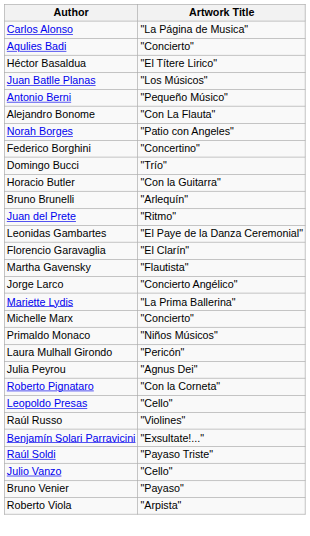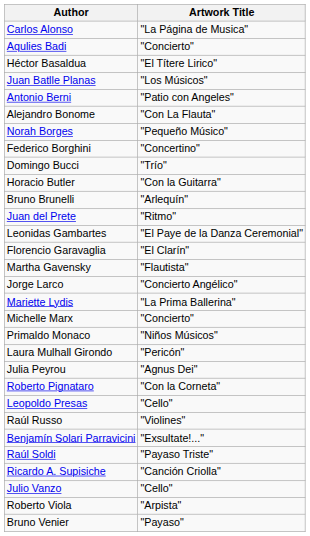(184, 98) "Pequeño Músico" -> (187, 98) "Patio con Angeles"
(187, 132) "Patio con Angeles" -> (184, 132) "Pequeño Músico"
+ row: (56, 472)
rows swapped: (38, 489) <-> (39, 506)
